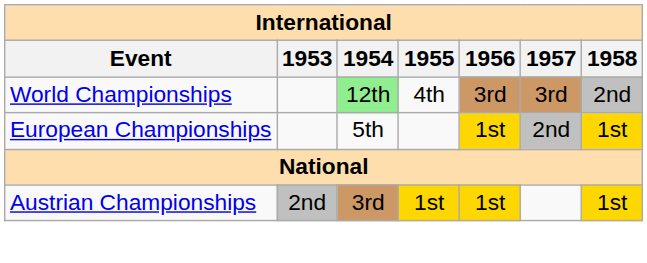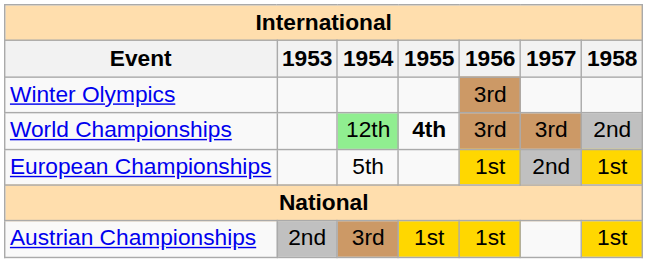+ row: (93, 94)
(429, 94) normal -> (429, 130) bold
